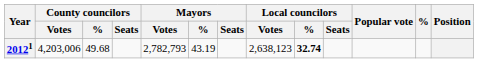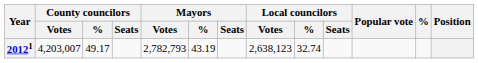(59, 48) 4,203,006 -> (59, 48) 4,203,007
(98, 48) 49.68 -> (98, 48) 49.17
(309, 48) bold -> (309, 48) normal
